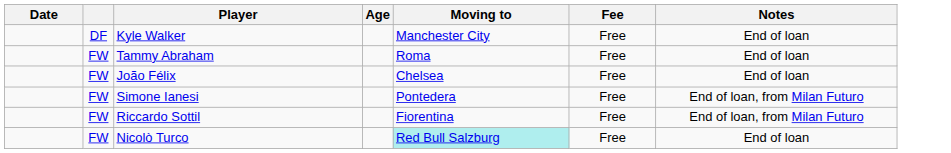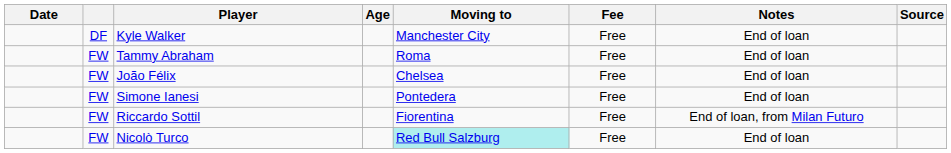+ column: (922, 14)
(776, 96) End of loan, from Milan Futuro -> (776, 96) End of loan
